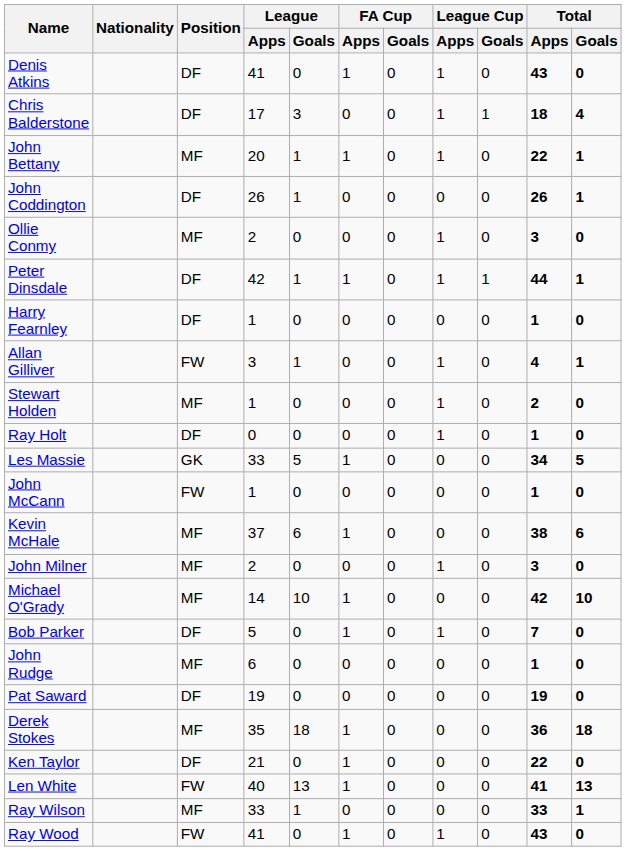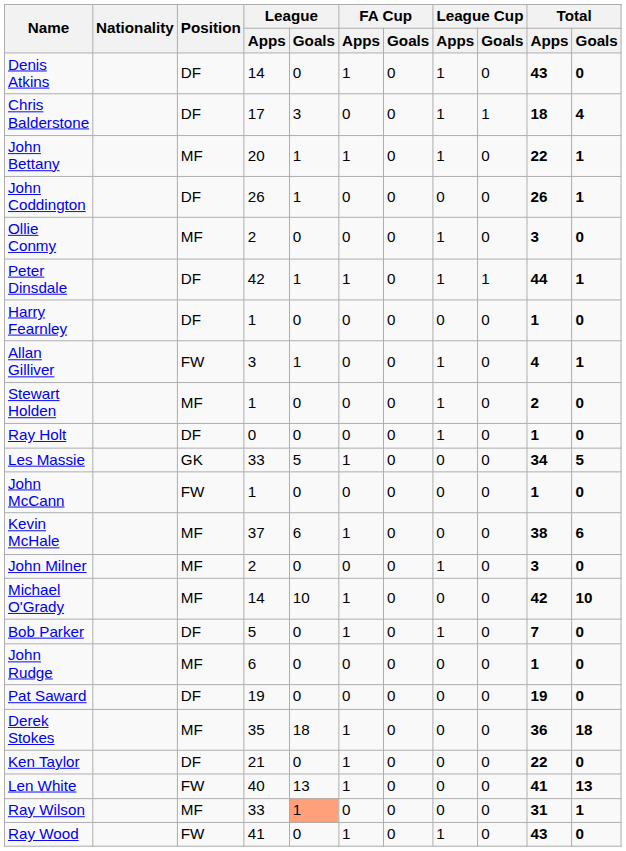(256, 73) 41 -> (256, 73) 14
(297, 810) no background -> (297, 810) lightsalmon background
(539, 810) 33 -> (539, 810) 31
